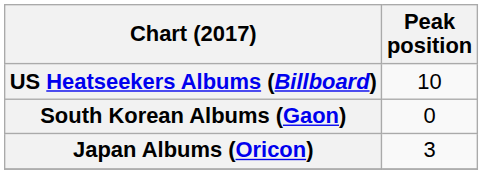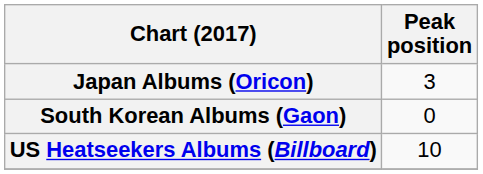rows swapped: (193, 150) <-> (193, 81)
